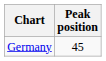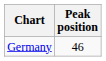(78, 46) 45 -> (78, 46) 46
